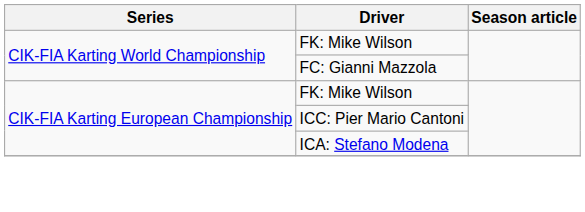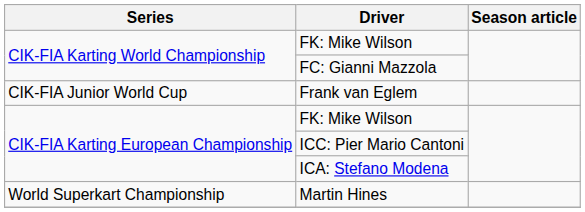+ row: (98, 93)
+ row: (116, 194)
